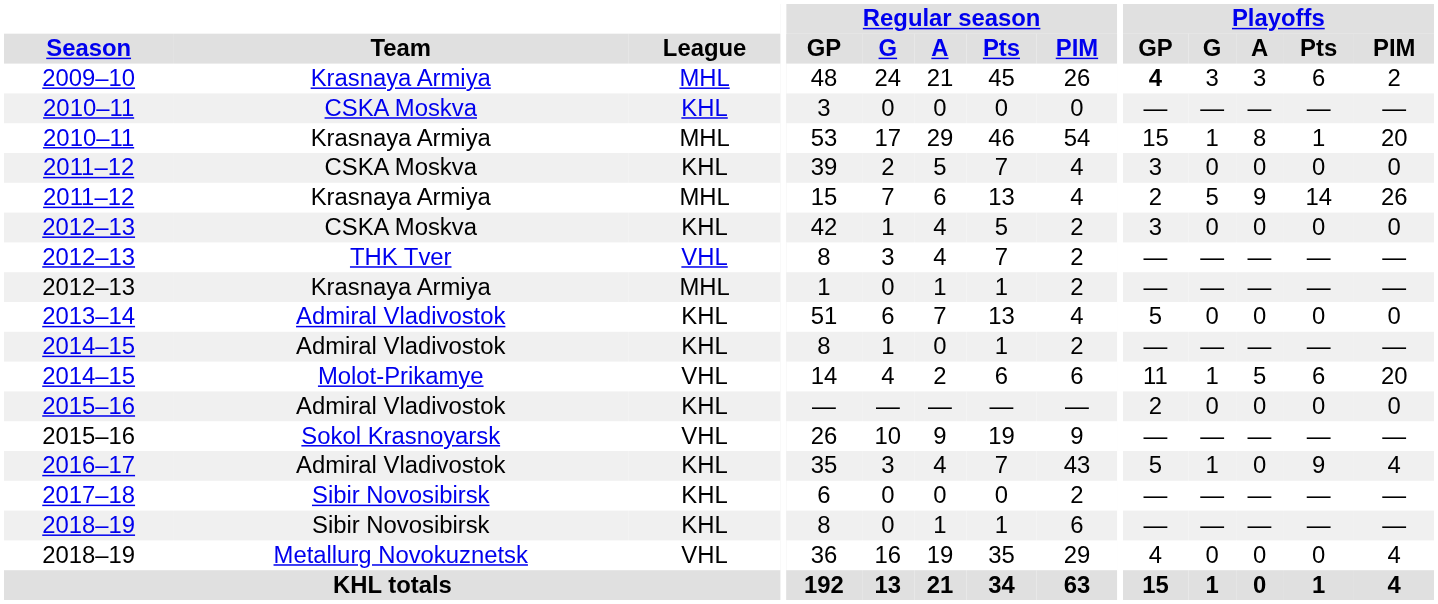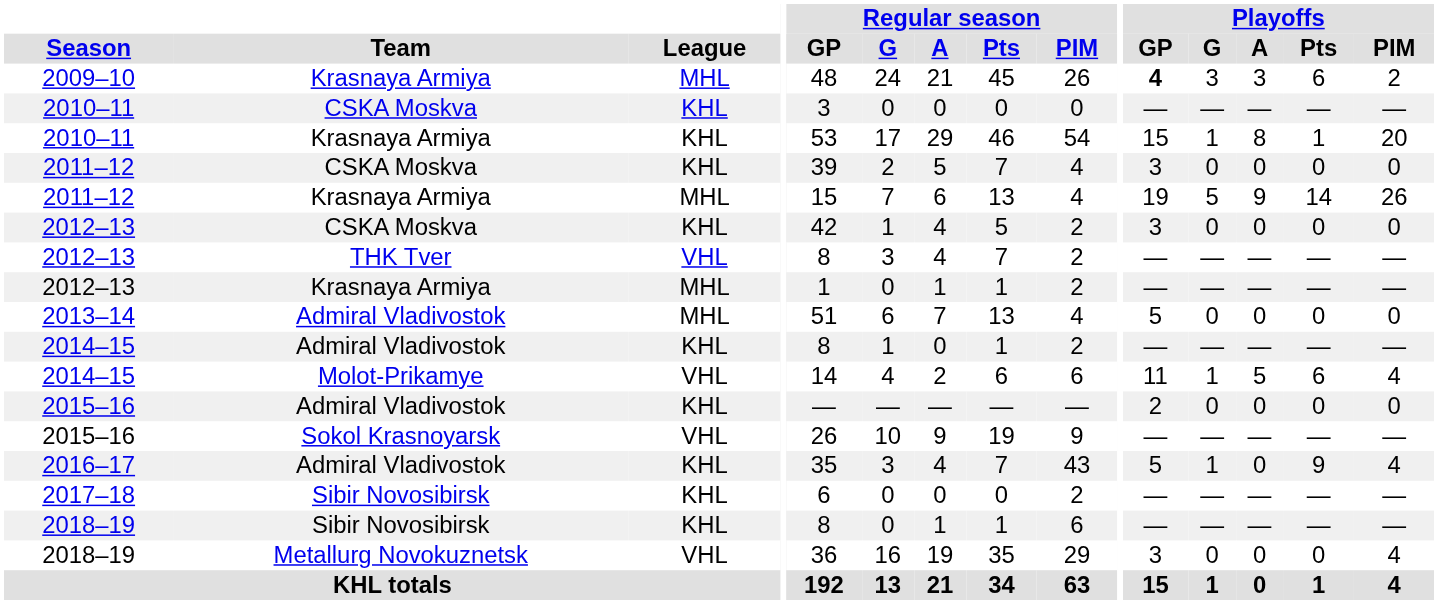(705, 137) MHL -> (705, 137) KHL
(1155, 197) 2 -> (1155, 197) 19
(705, 316) KHL -> (705, 316) MHL
(1394, 376) 20 -> (1394, 376) 4
(1155, 555) 4 -> (1155, 555) 3
